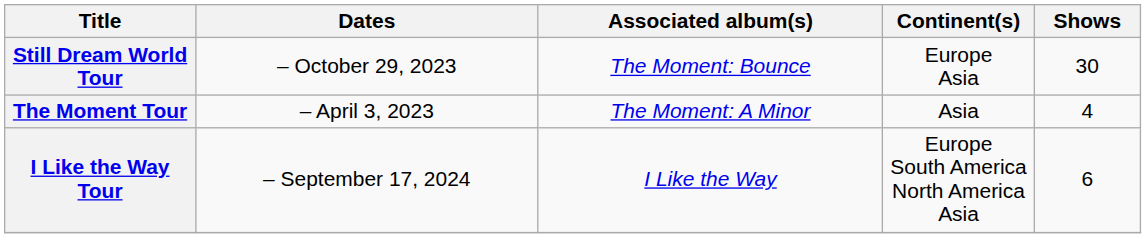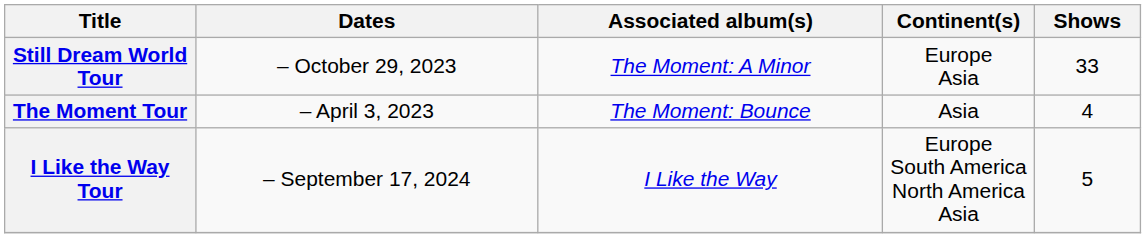(711, 66) The Moment: Bounce -> (711, 66) The Moment: A Minor
(1087, 66) 30 -> (1087, 66) 33
(711, 111) The Moment: A Minor -> (711, 111) The Moment: Bounce
(1087, 179) 6 -> (1087, 179) 5
